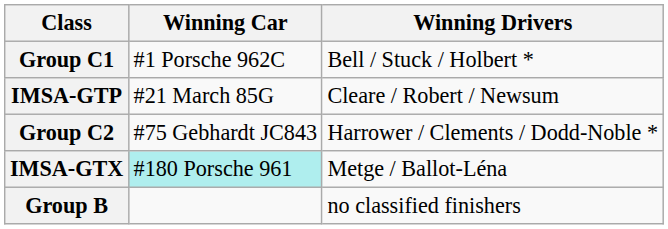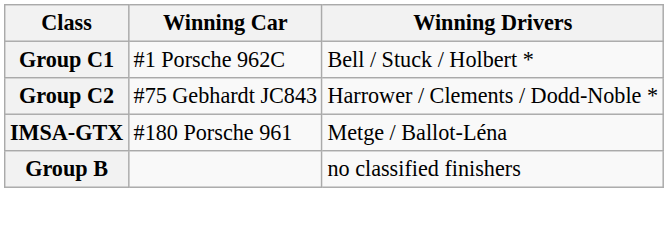- row: (67, 96)
(213, 169) paleturquoise background -> (213, 132) no background
